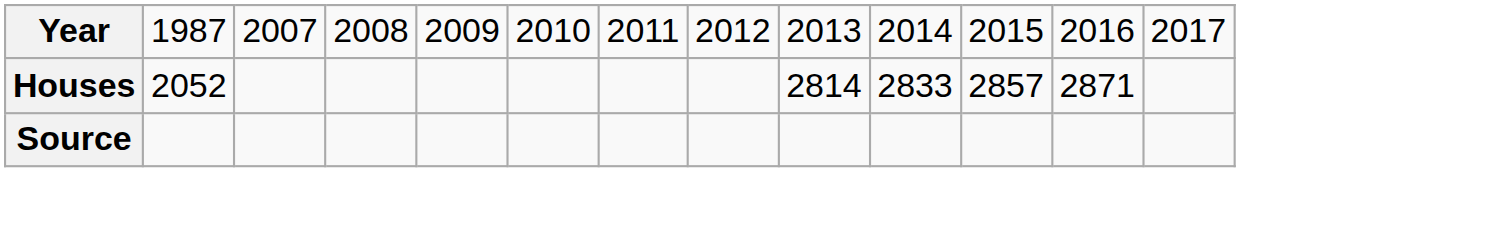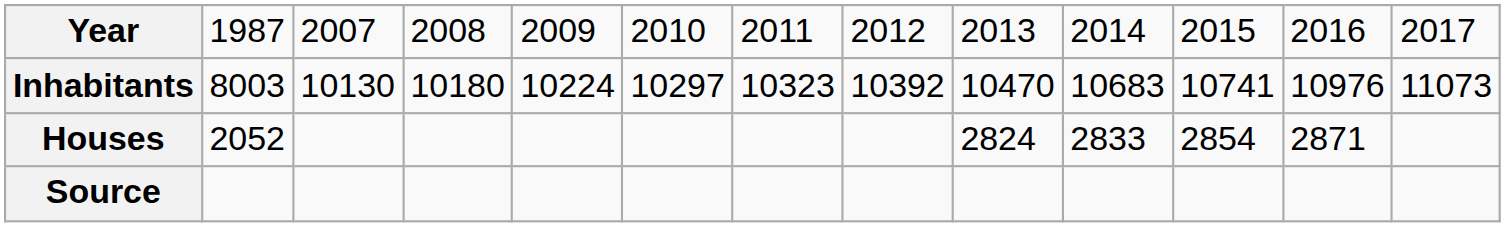+ row: (103, 85)
(824, 85) 2814 -> (998, 138) 2824
(1006, 85) 2857 -> (1218, 138) 2854
